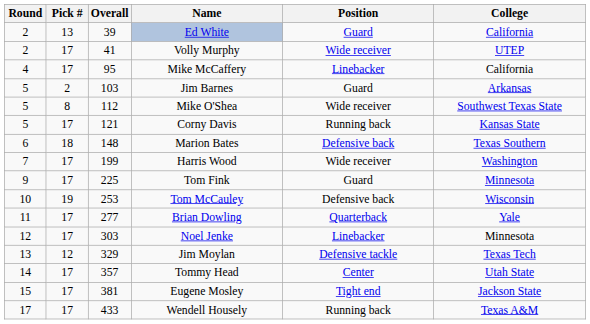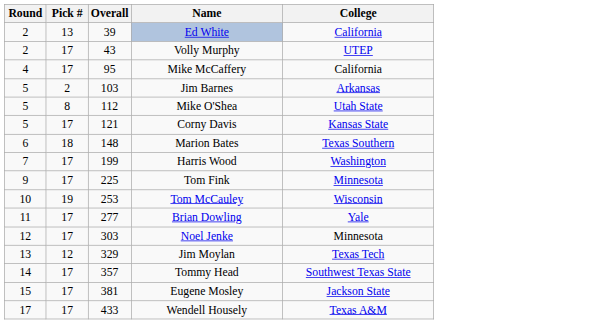- column: (358, 13)
(110, 50) 41 -> (110, 50) 43
(510, 106) Southwest Texas State -> (358, 106) Utah State
(510, 273) Utah State -> (358, 273) Southwest Texas State
